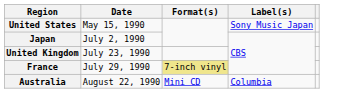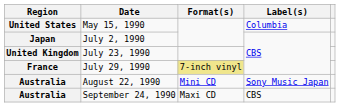(272, 25) Sony Music Japan -> (267, 25) Columbia
(251, 81) Columbia -> (287, 81) Sony Music Japan
+ row: (129, 95)
